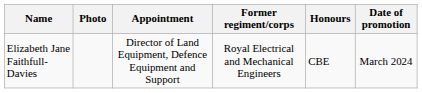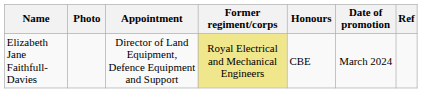+ column: (406, 19)
(259, 60) no background -> (242, 60) khaki background
